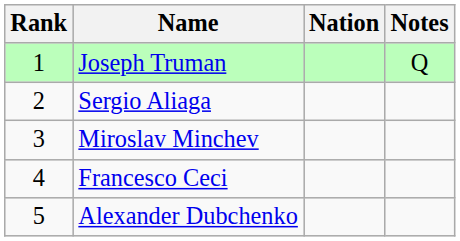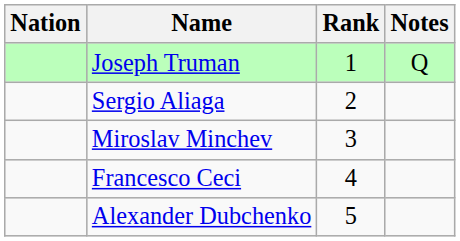columns swapped: (39, 23) <-> (344, 23)
